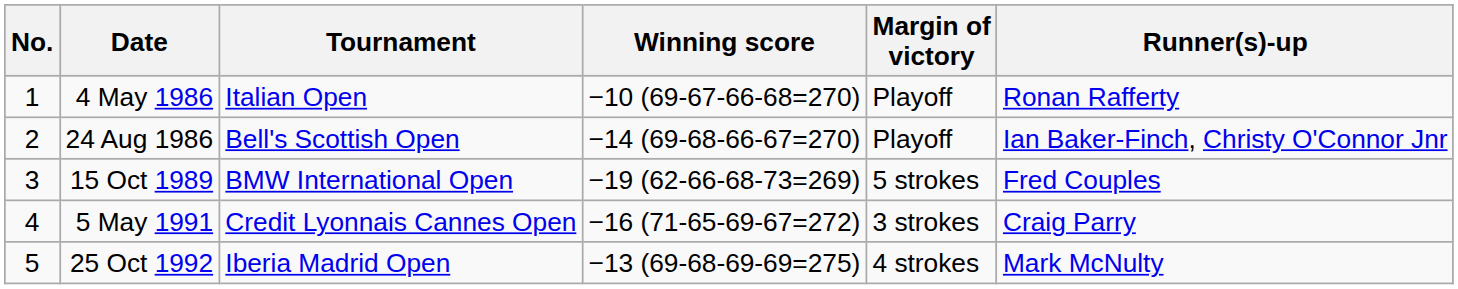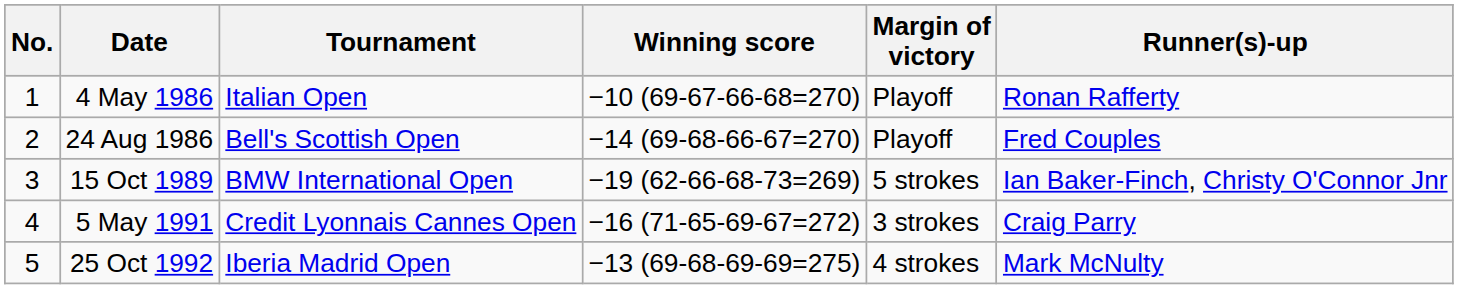(1225, 139) Ian Baker-Finch, Christy O'Connor Jnr -> (1082, 139) Fred Couples
(1082, 180) Fred Couples -> (1225, 180) Ian Baker-Finch, Christy O'Connor Jnr
